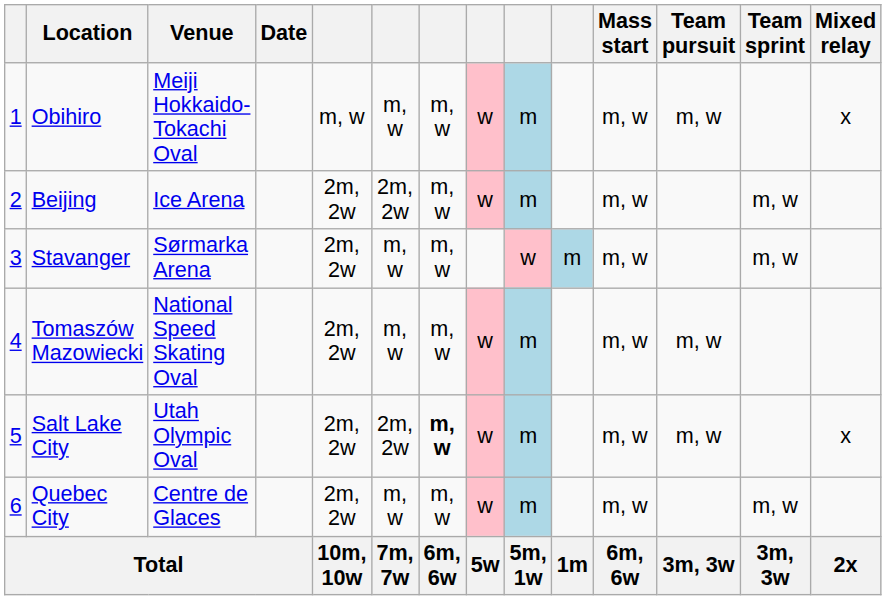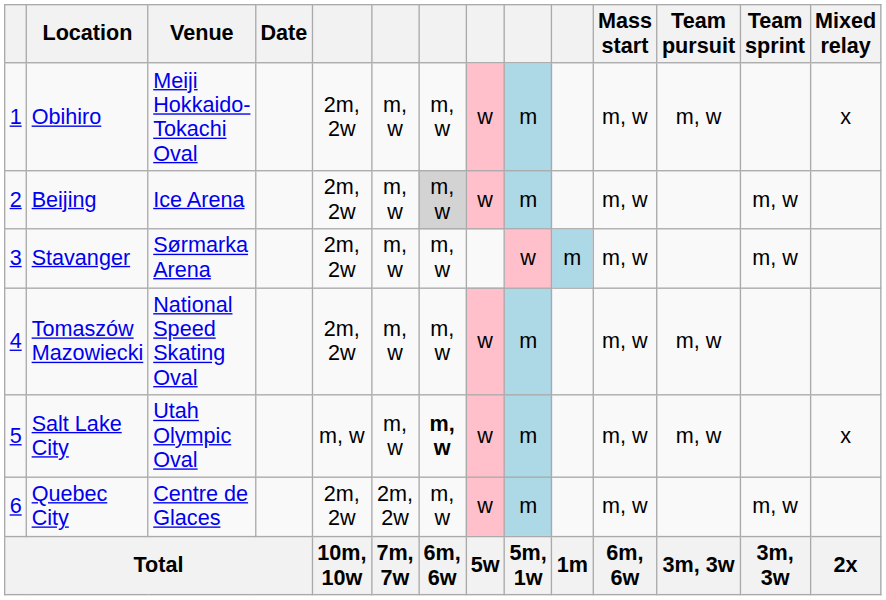(342, 116) m, w -> (342, 116) 2m, 2w
(395, 199) 2m, 2w -> (395, 199) m, w
(442, 199) no background -> (442, 199) lightgrey background
(342, 435) 2m, 2w -> (342, 435) m, w
(395, 435) 2m, 2w -> (395, 435) m, w
(395, 506) m, w -> (395, 506) 2m, 2w
